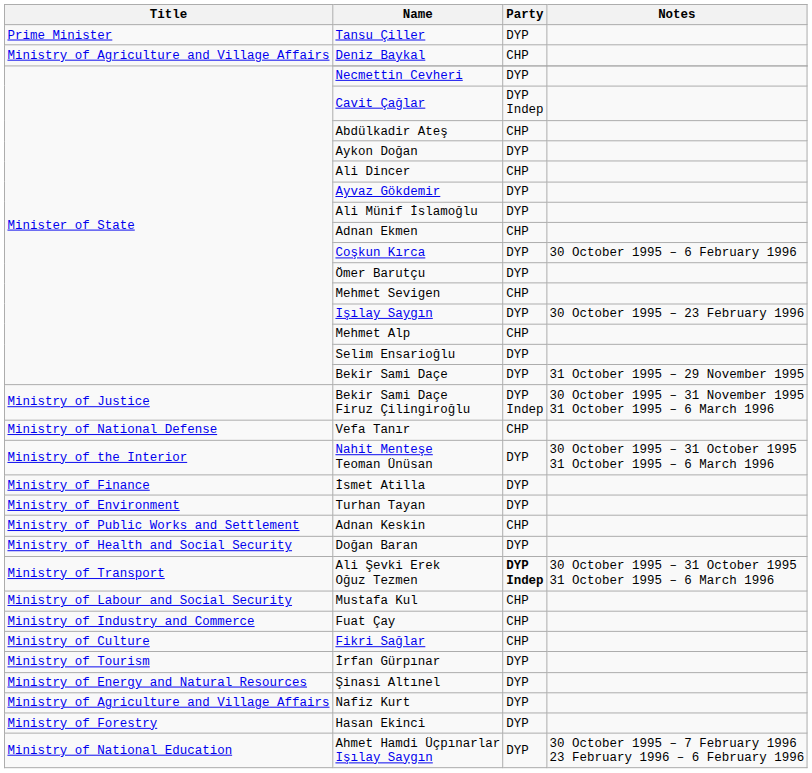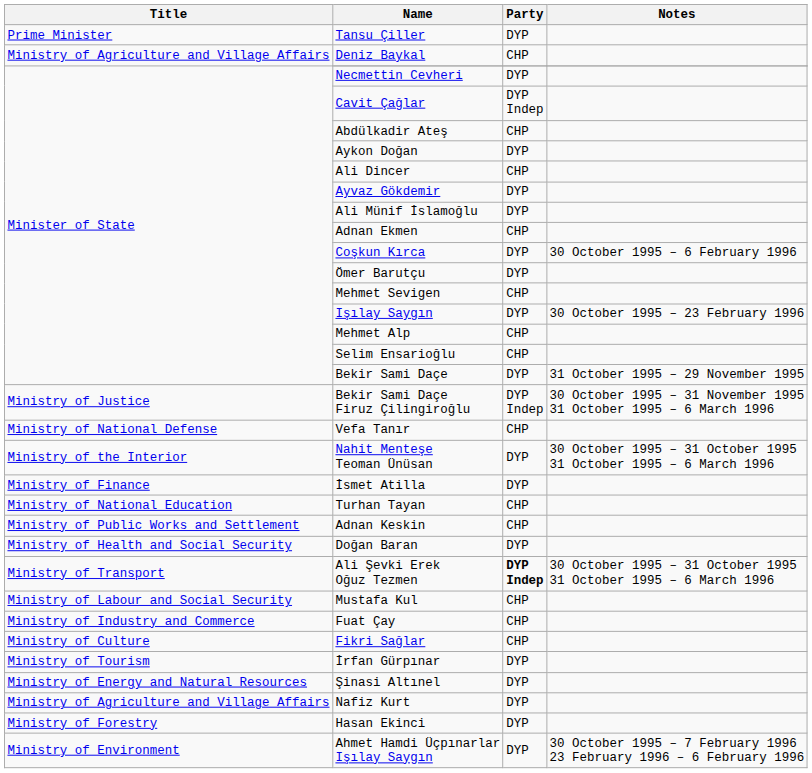(517, 354) DYP -> (517, 354) CHP
(94, 505) Ministry of Environment -> (120, 505) Ministry of National Education
(517, 505) DYP -> (517, 505) CHP
(120, 751) Ministry of National Education -> (94, 751) Ministry of Environment
